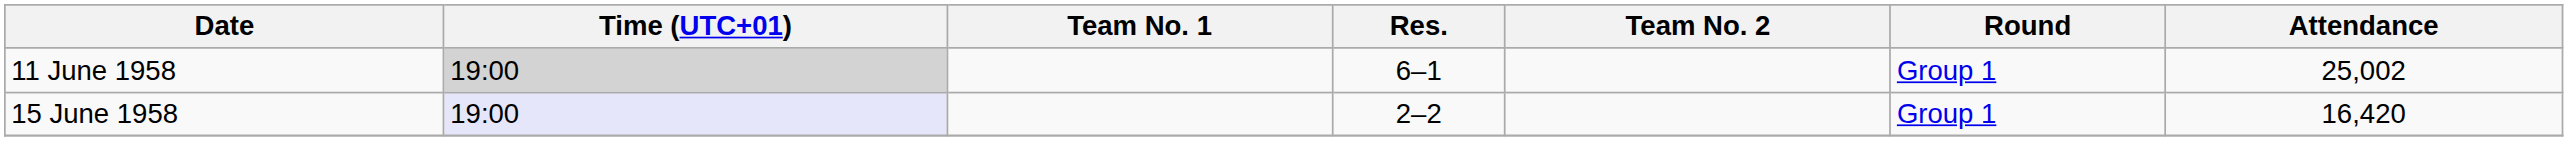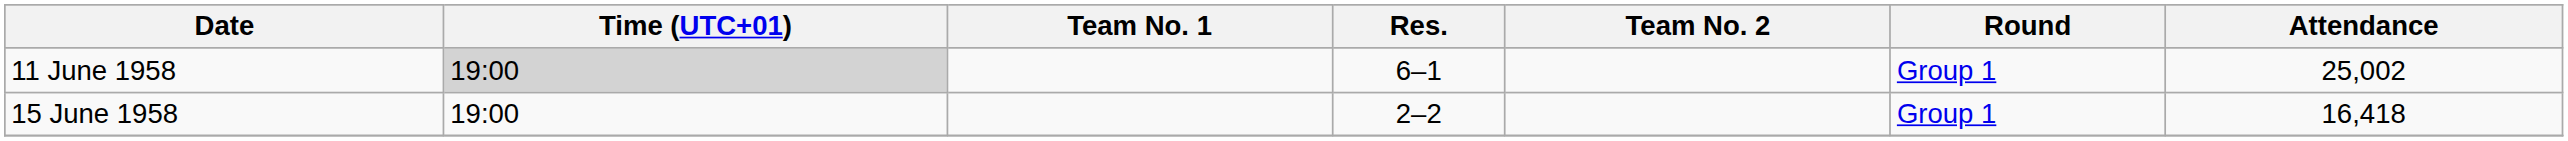(485, 113) lavender background -> (485, 113) no background
(2364, 113) 16,420 -> (2364, 113) 16,418
